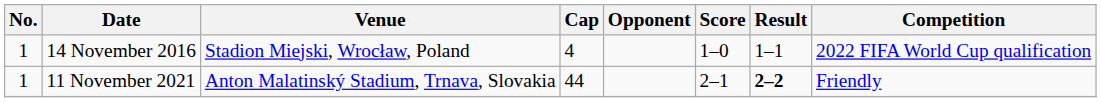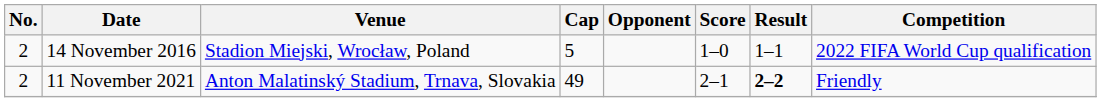(23, 50) 1 -> (23, 50) 2
(569, 50) 4 -> (569, 50) 5
(23, 81) 1 -> (23, 81) 2
(574, 81) 44 -> (574, 81) 49
